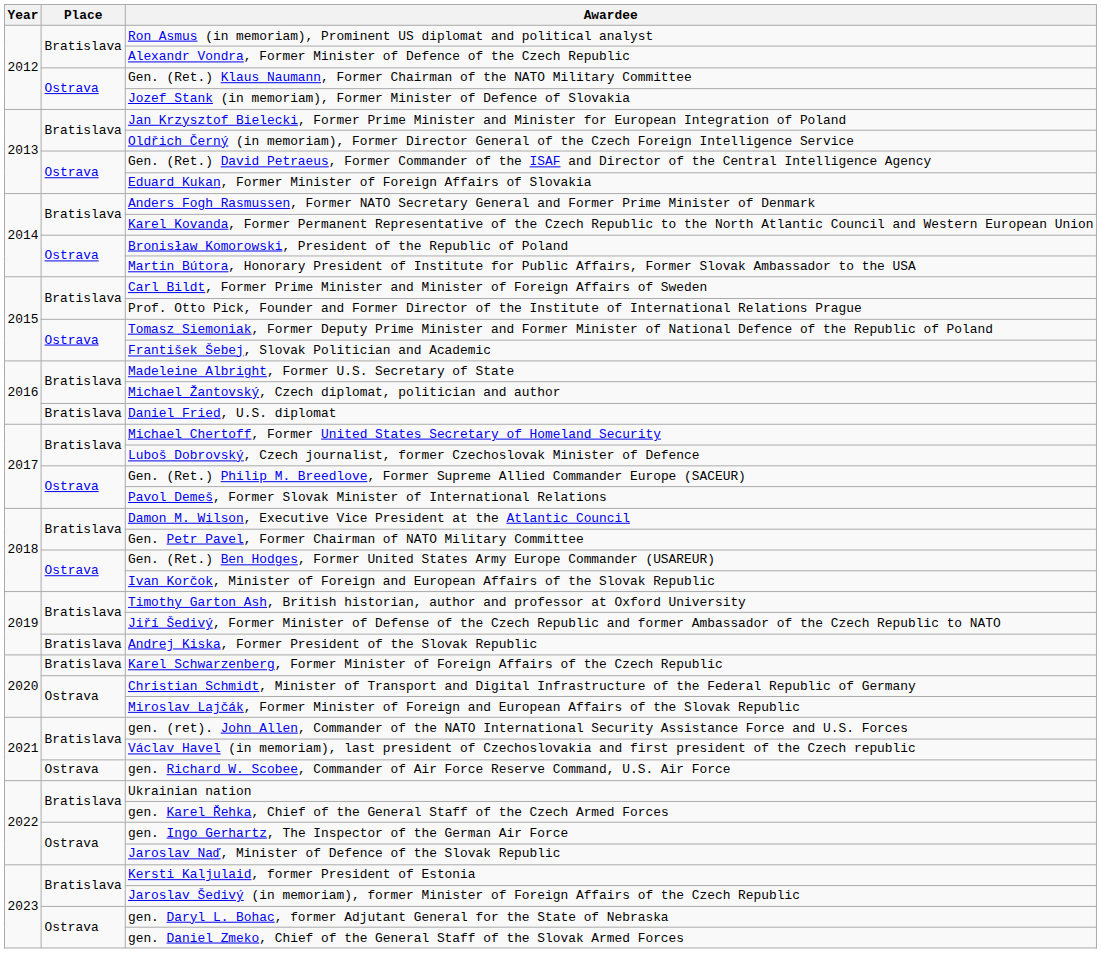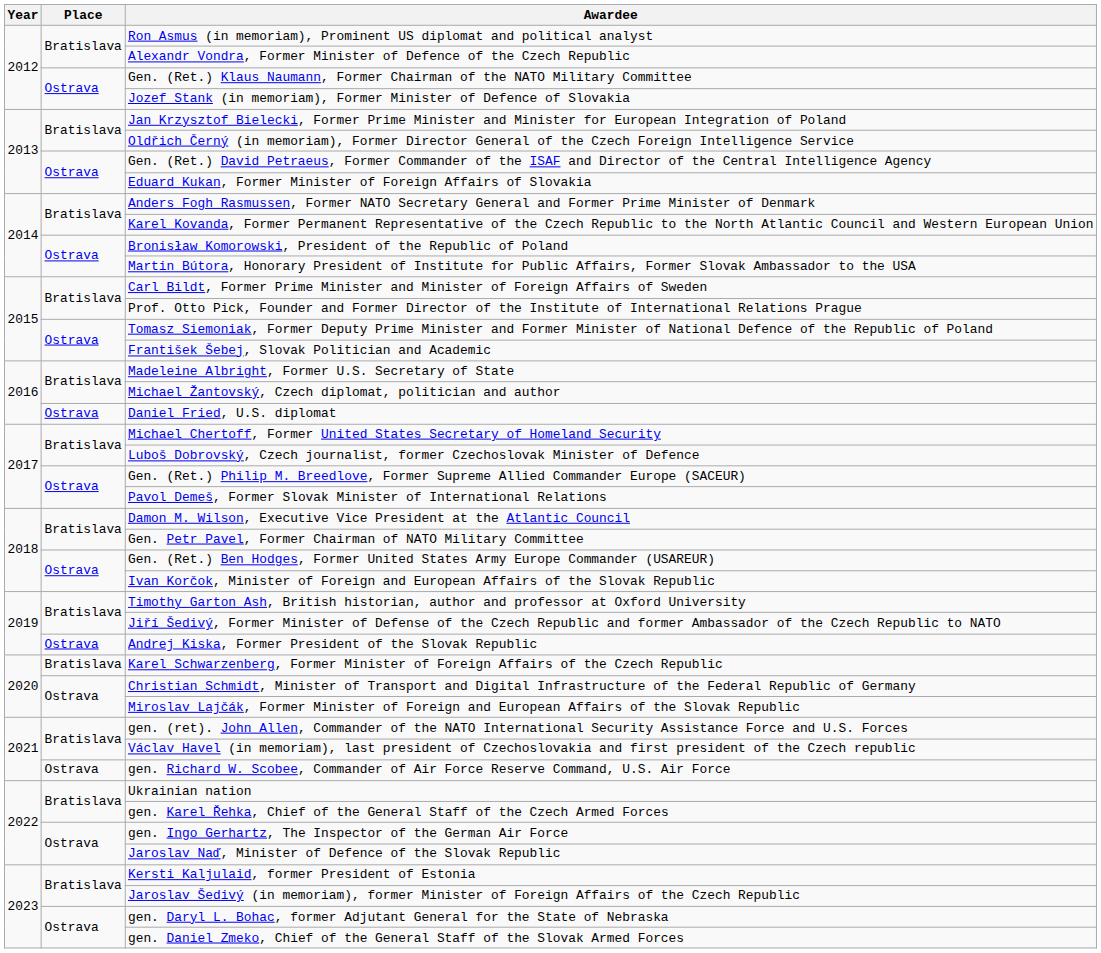(83, 414) Bratislava -> (72, 414) Ostrava
(83, 644) Bratislava -> (72, 644) Ostrava
